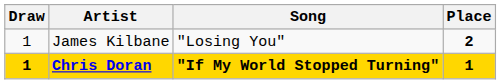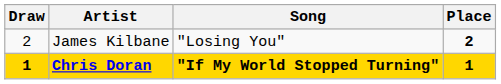(27, 41) 1 -> (27, 41) 2
